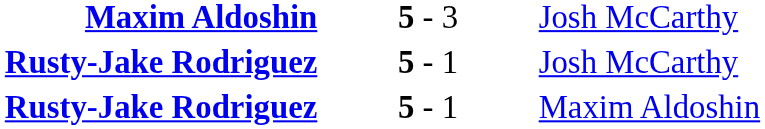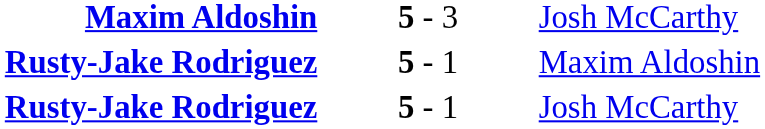rows swapped: (161, 62) <-> (161, 107)
